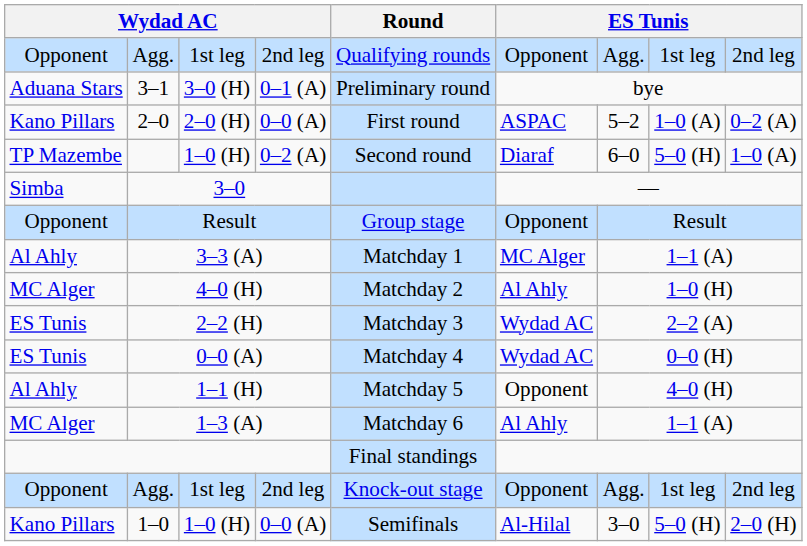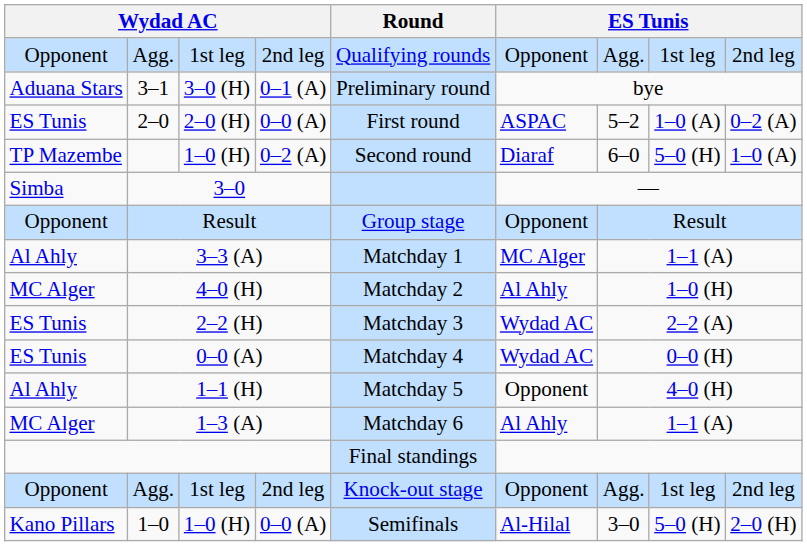(62, 121) Kano Pillars -> (48, 121) ES Tunis
